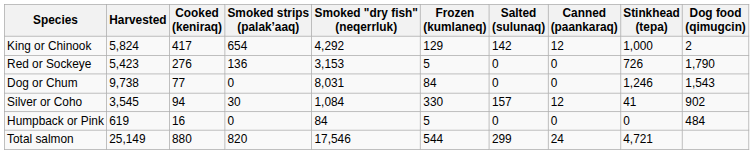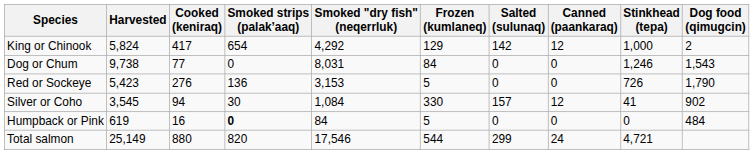rows swapped: (49, 64) <-> (42, 83)
(231, 121) normal -> (231, 121) bold
